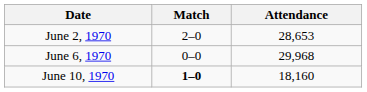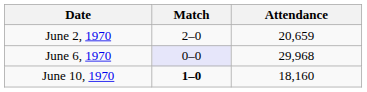(296, 35) 28,653 -> (296, 35) 20,659
(191, 55) no background -> (191, 55) lavender background
